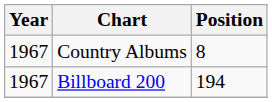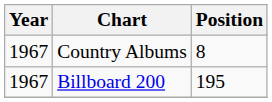(210, 81) 194 -> (210, 81) 195
